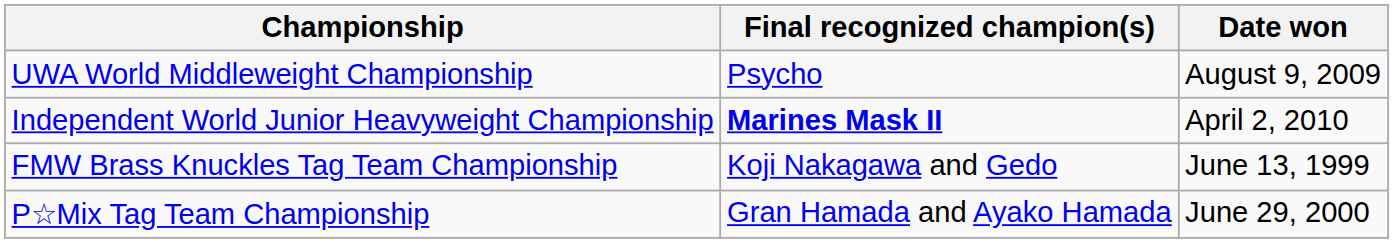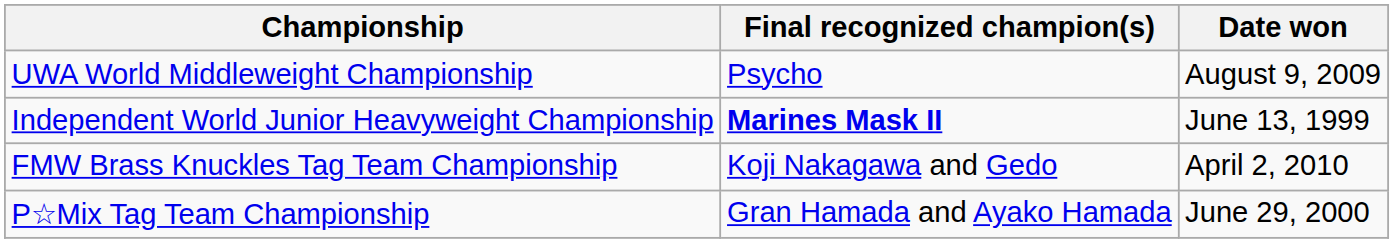(1267, 119) April 2, 2010 -> (1277, 119) June 13, 1999
(1277, 166) June 13, 1999 -> (1267, 166) April 2, 2010
